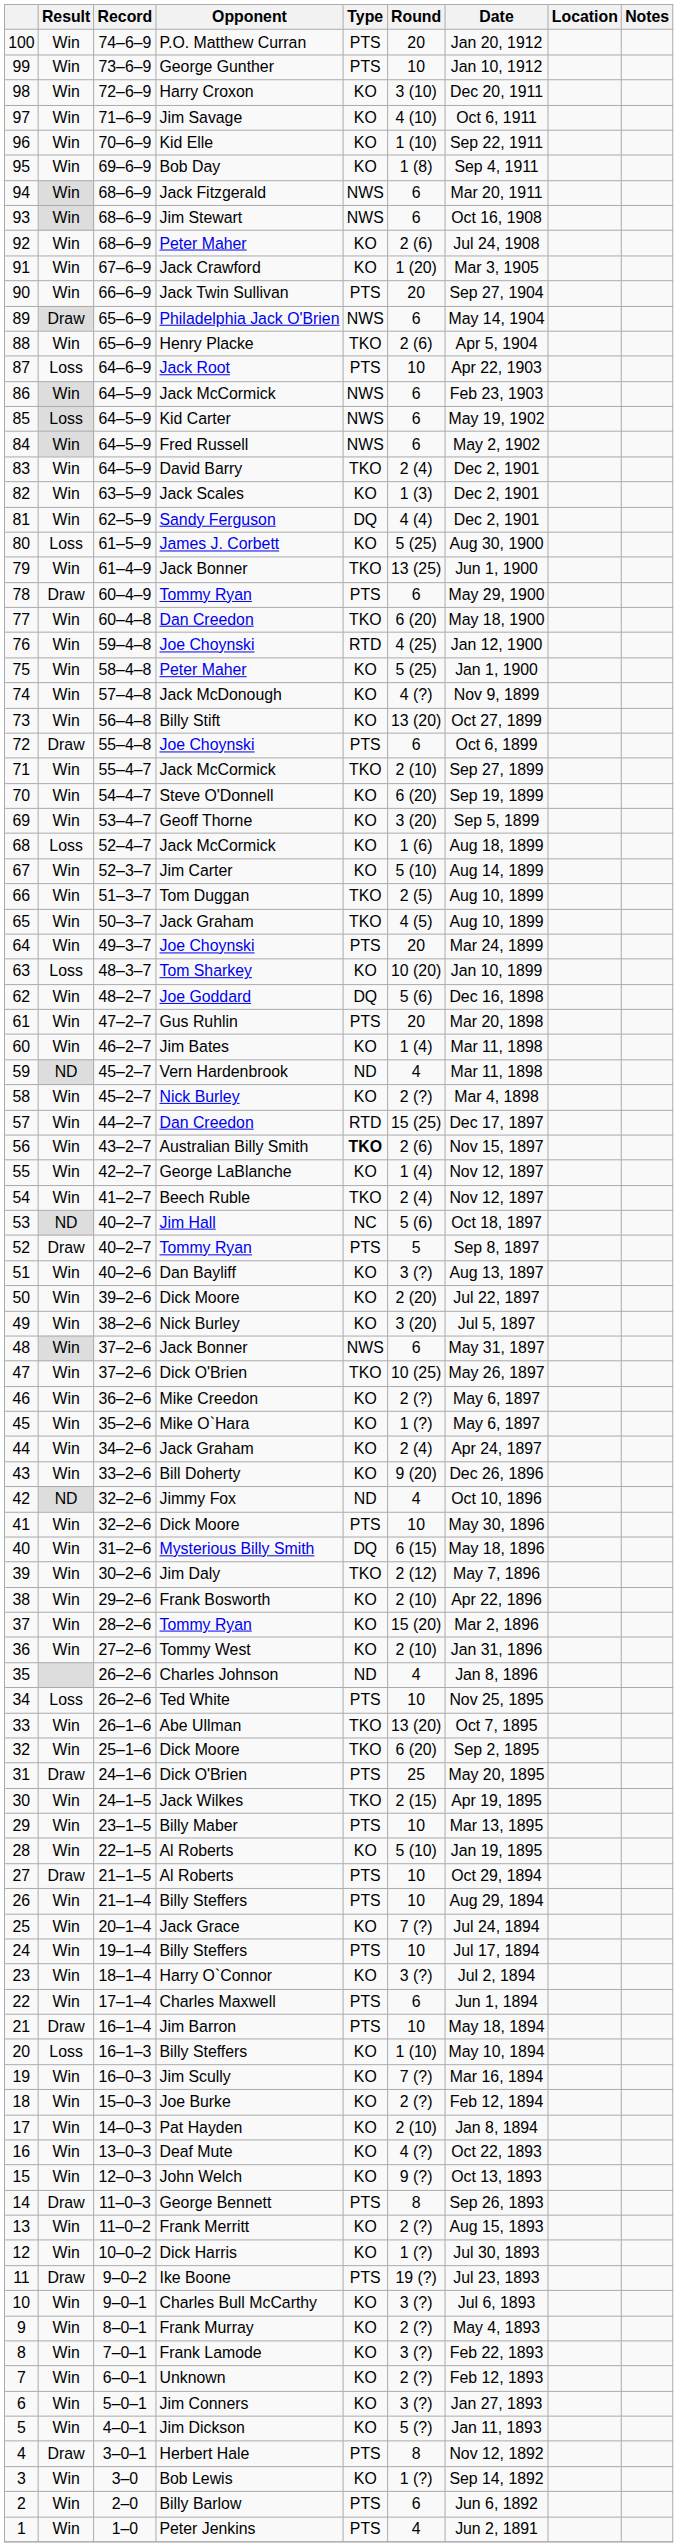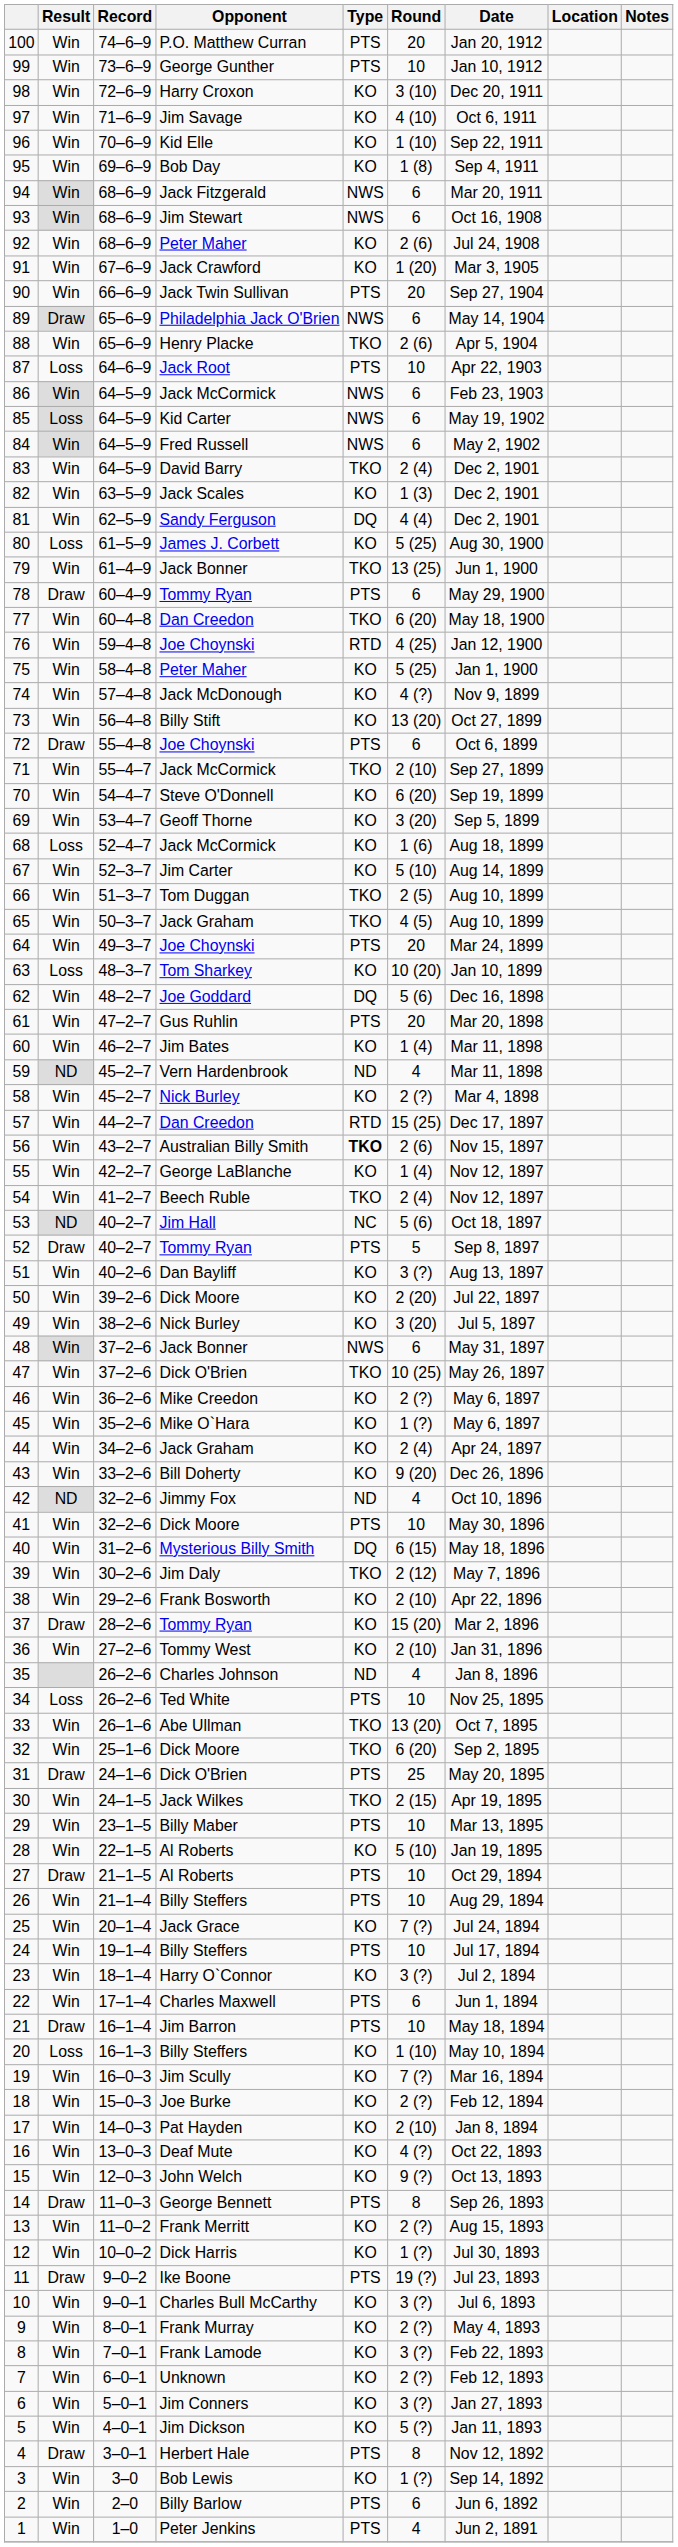(66, 1624) Win -> (66, 1624) Draw
